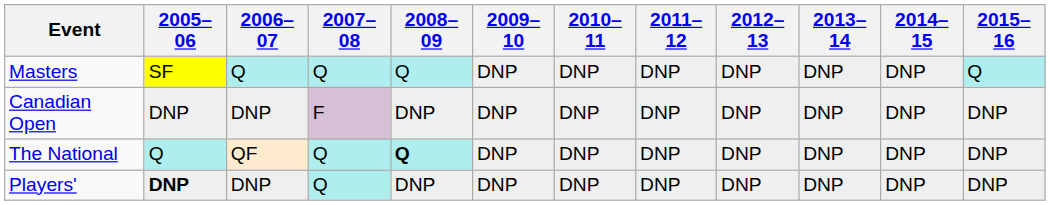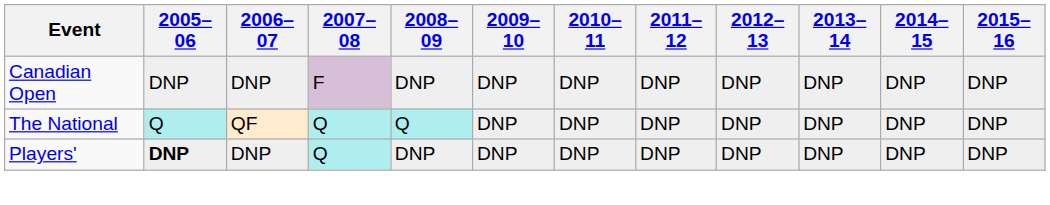- row: (43, 71)
(402, 154) bold -> (402, 123) normal
